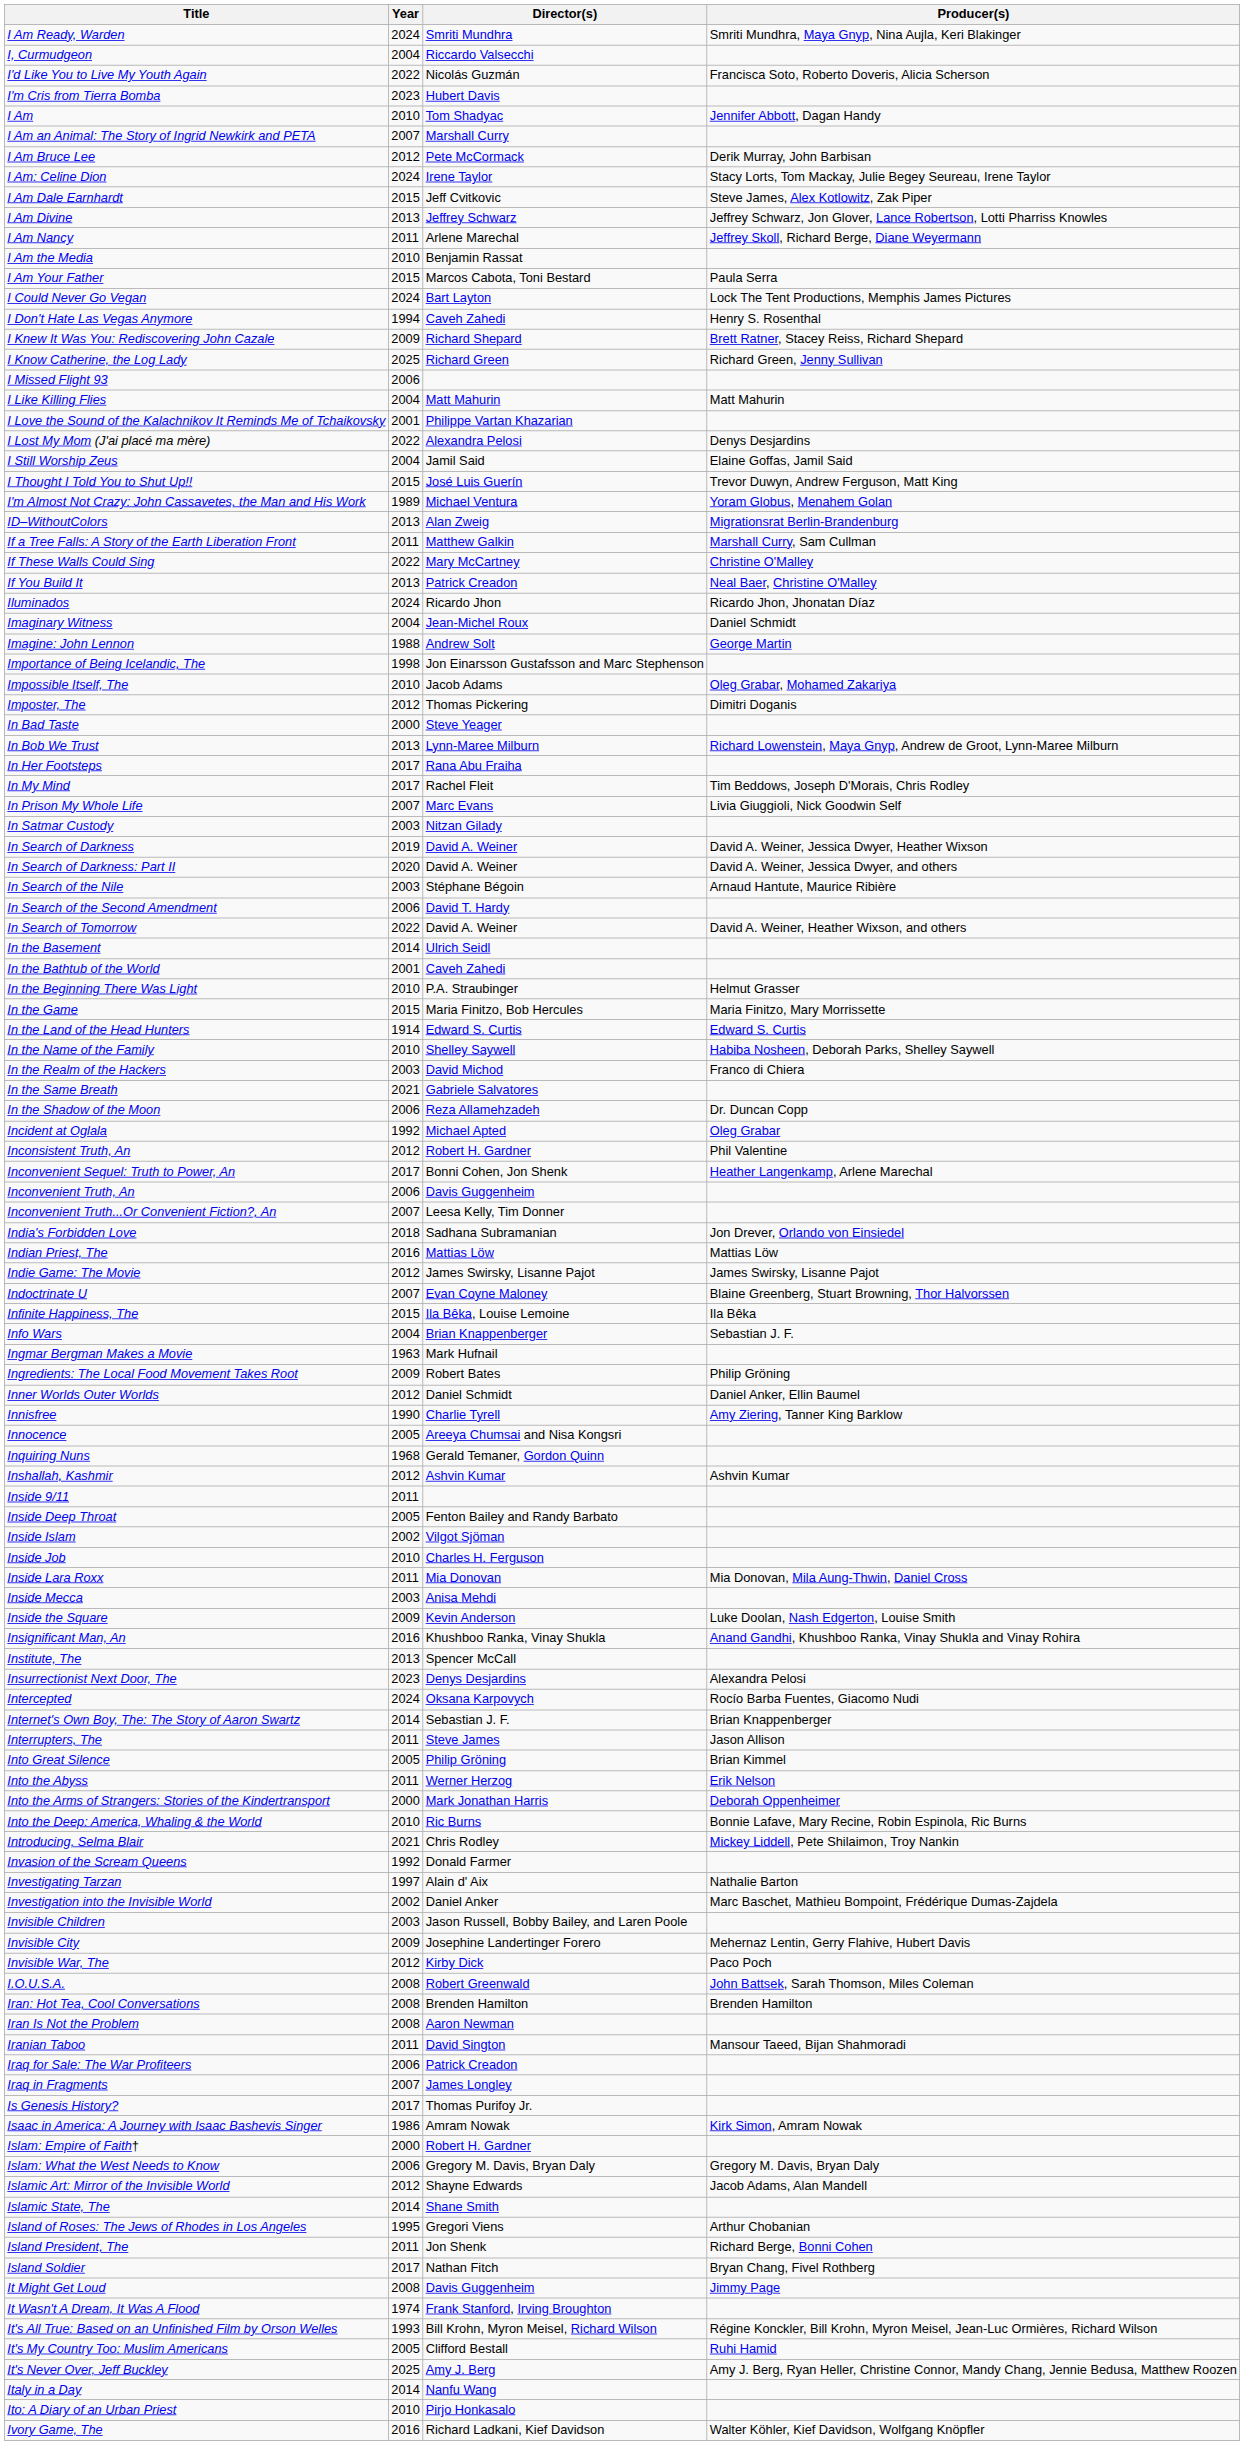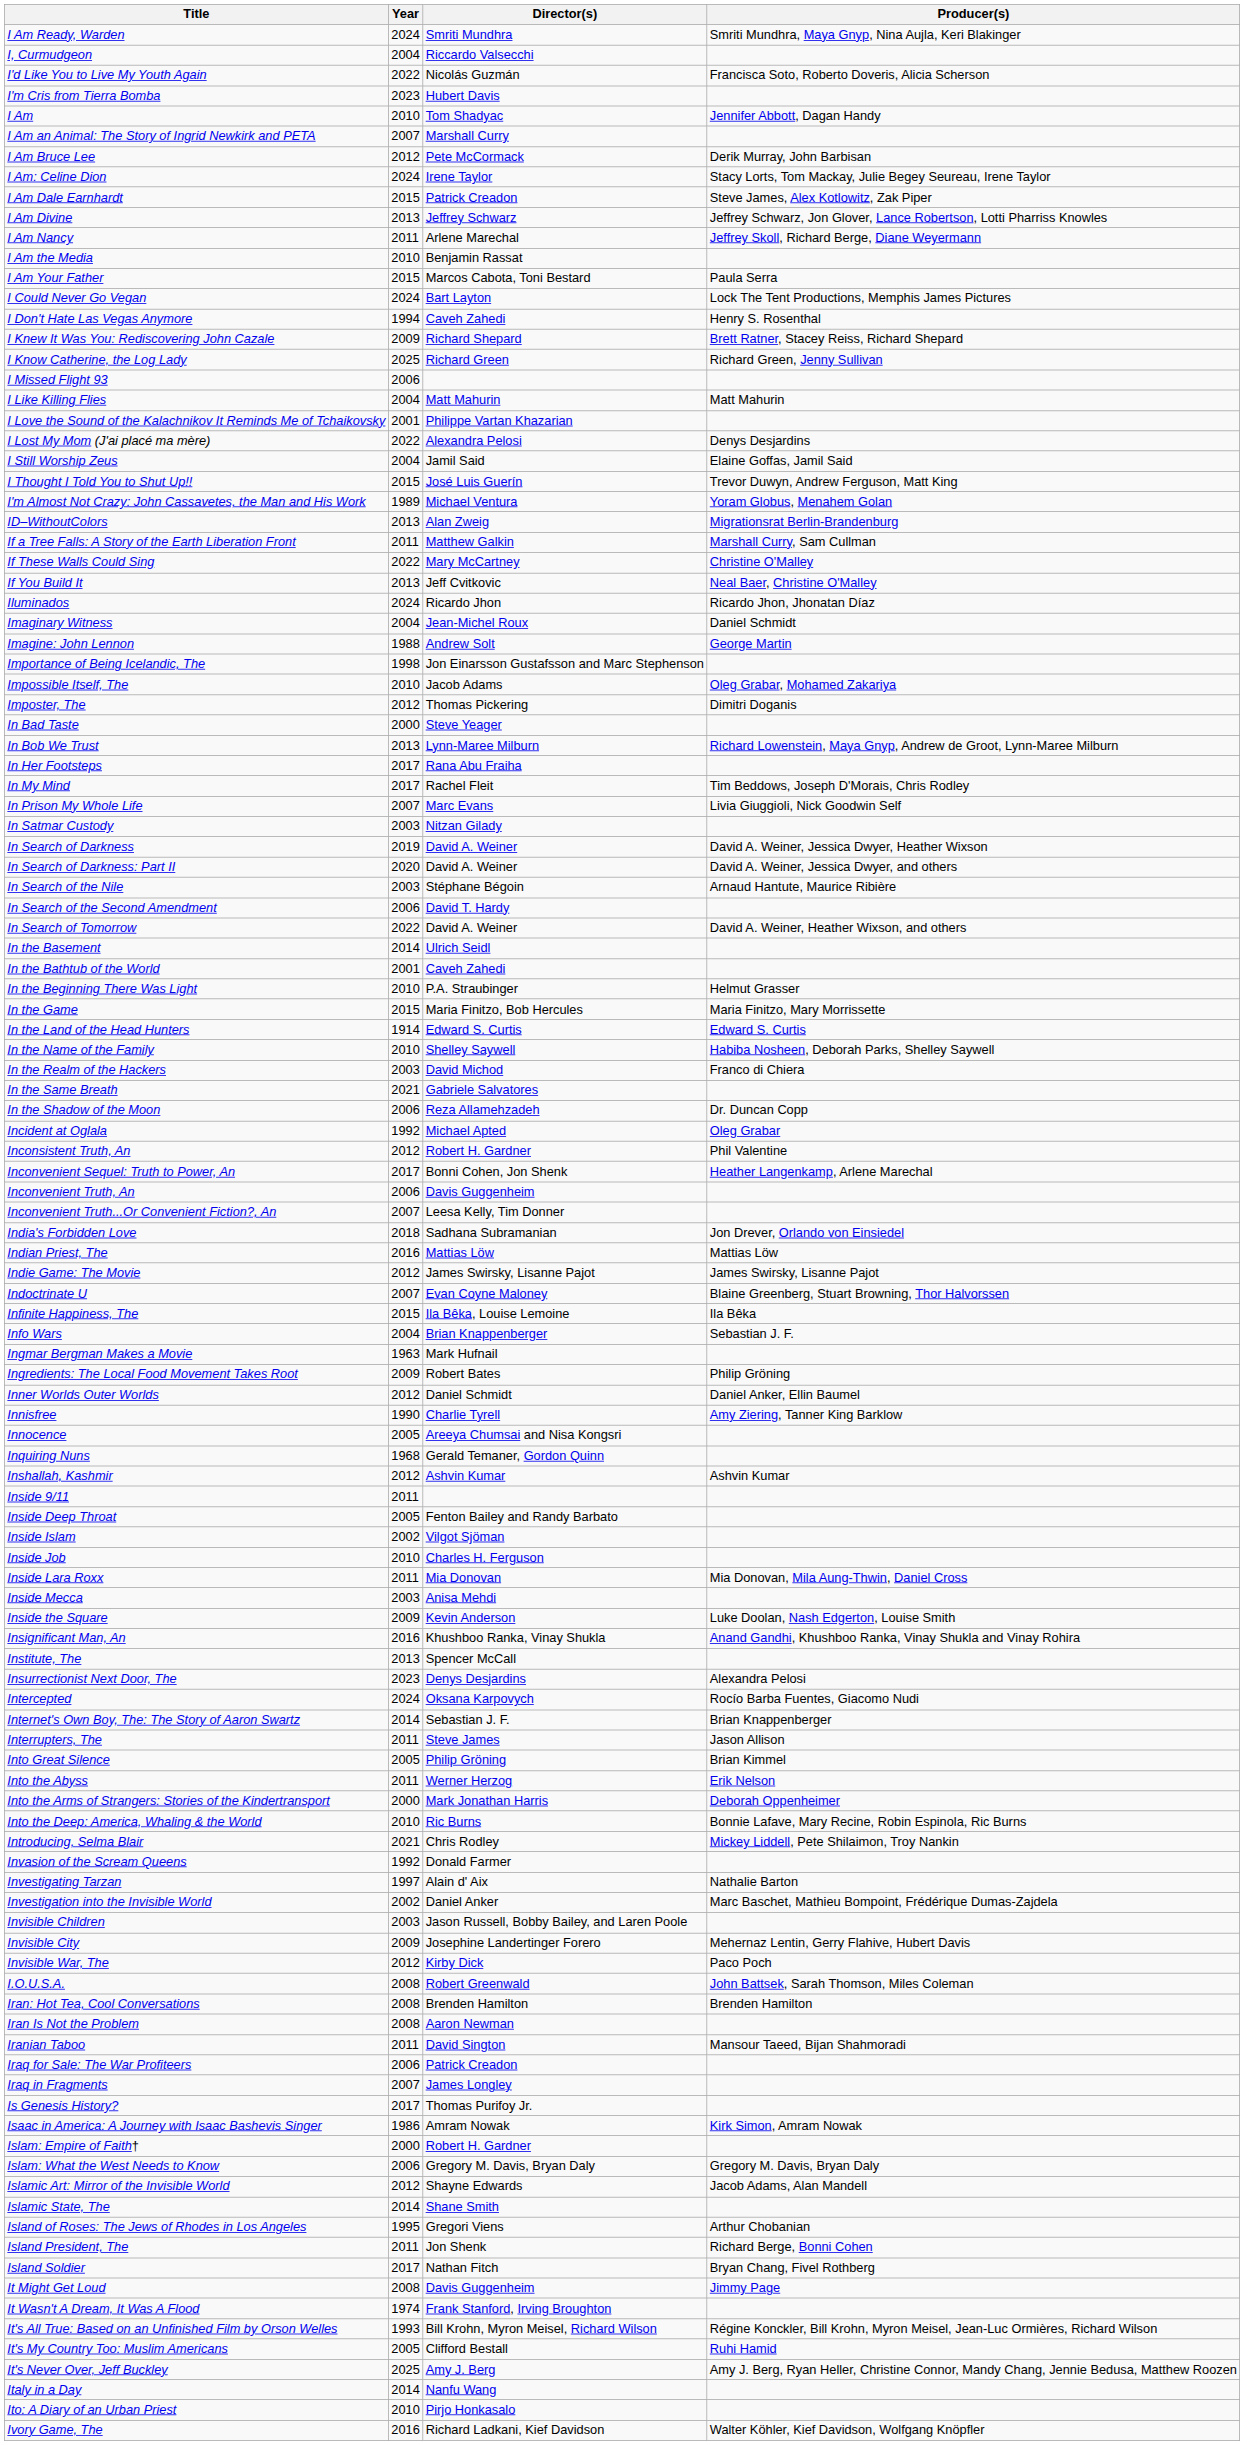(463, 197) Jeff Cvitkovic -> (472, 197) Patrick Creadon
(472, 583) Patrick Creadon -> (463, 583) Jeff Cvitkovic
